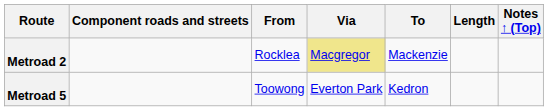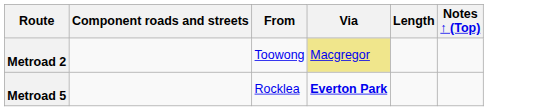- column: (418, 21)
(277, 55) Rocklea -> (280, 55) Toowong
(280, 89) Toowong -> (277, 89) Rocklea
(346, 89) normal -> (349, 89) bold
